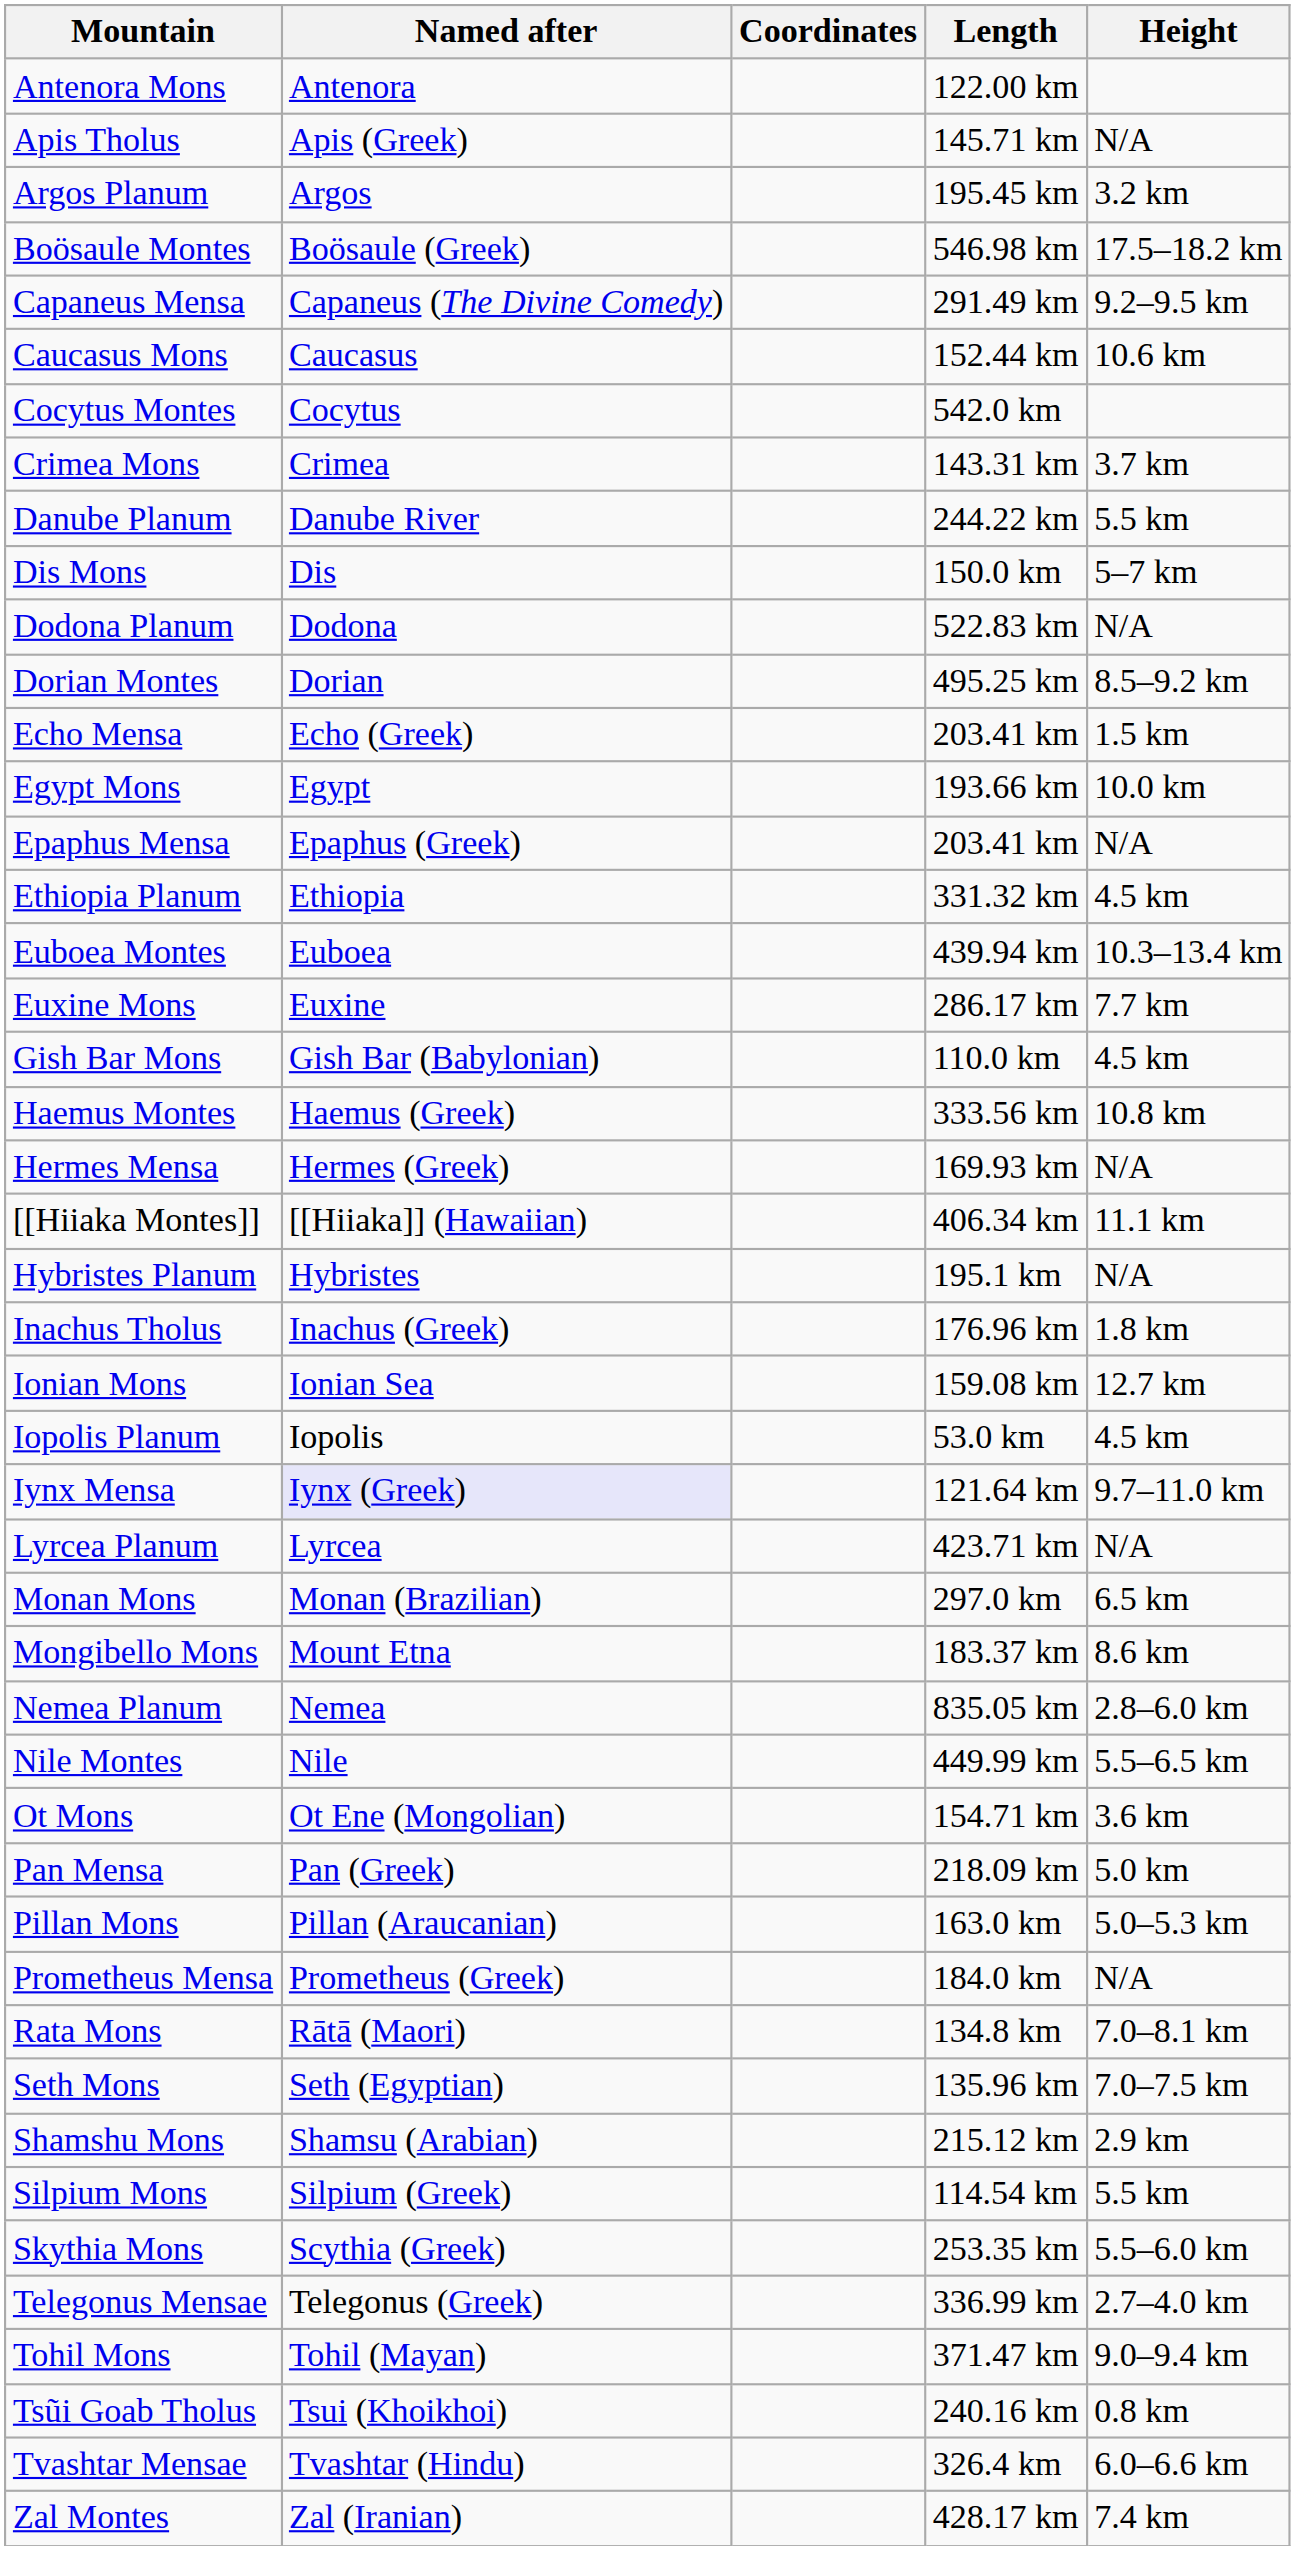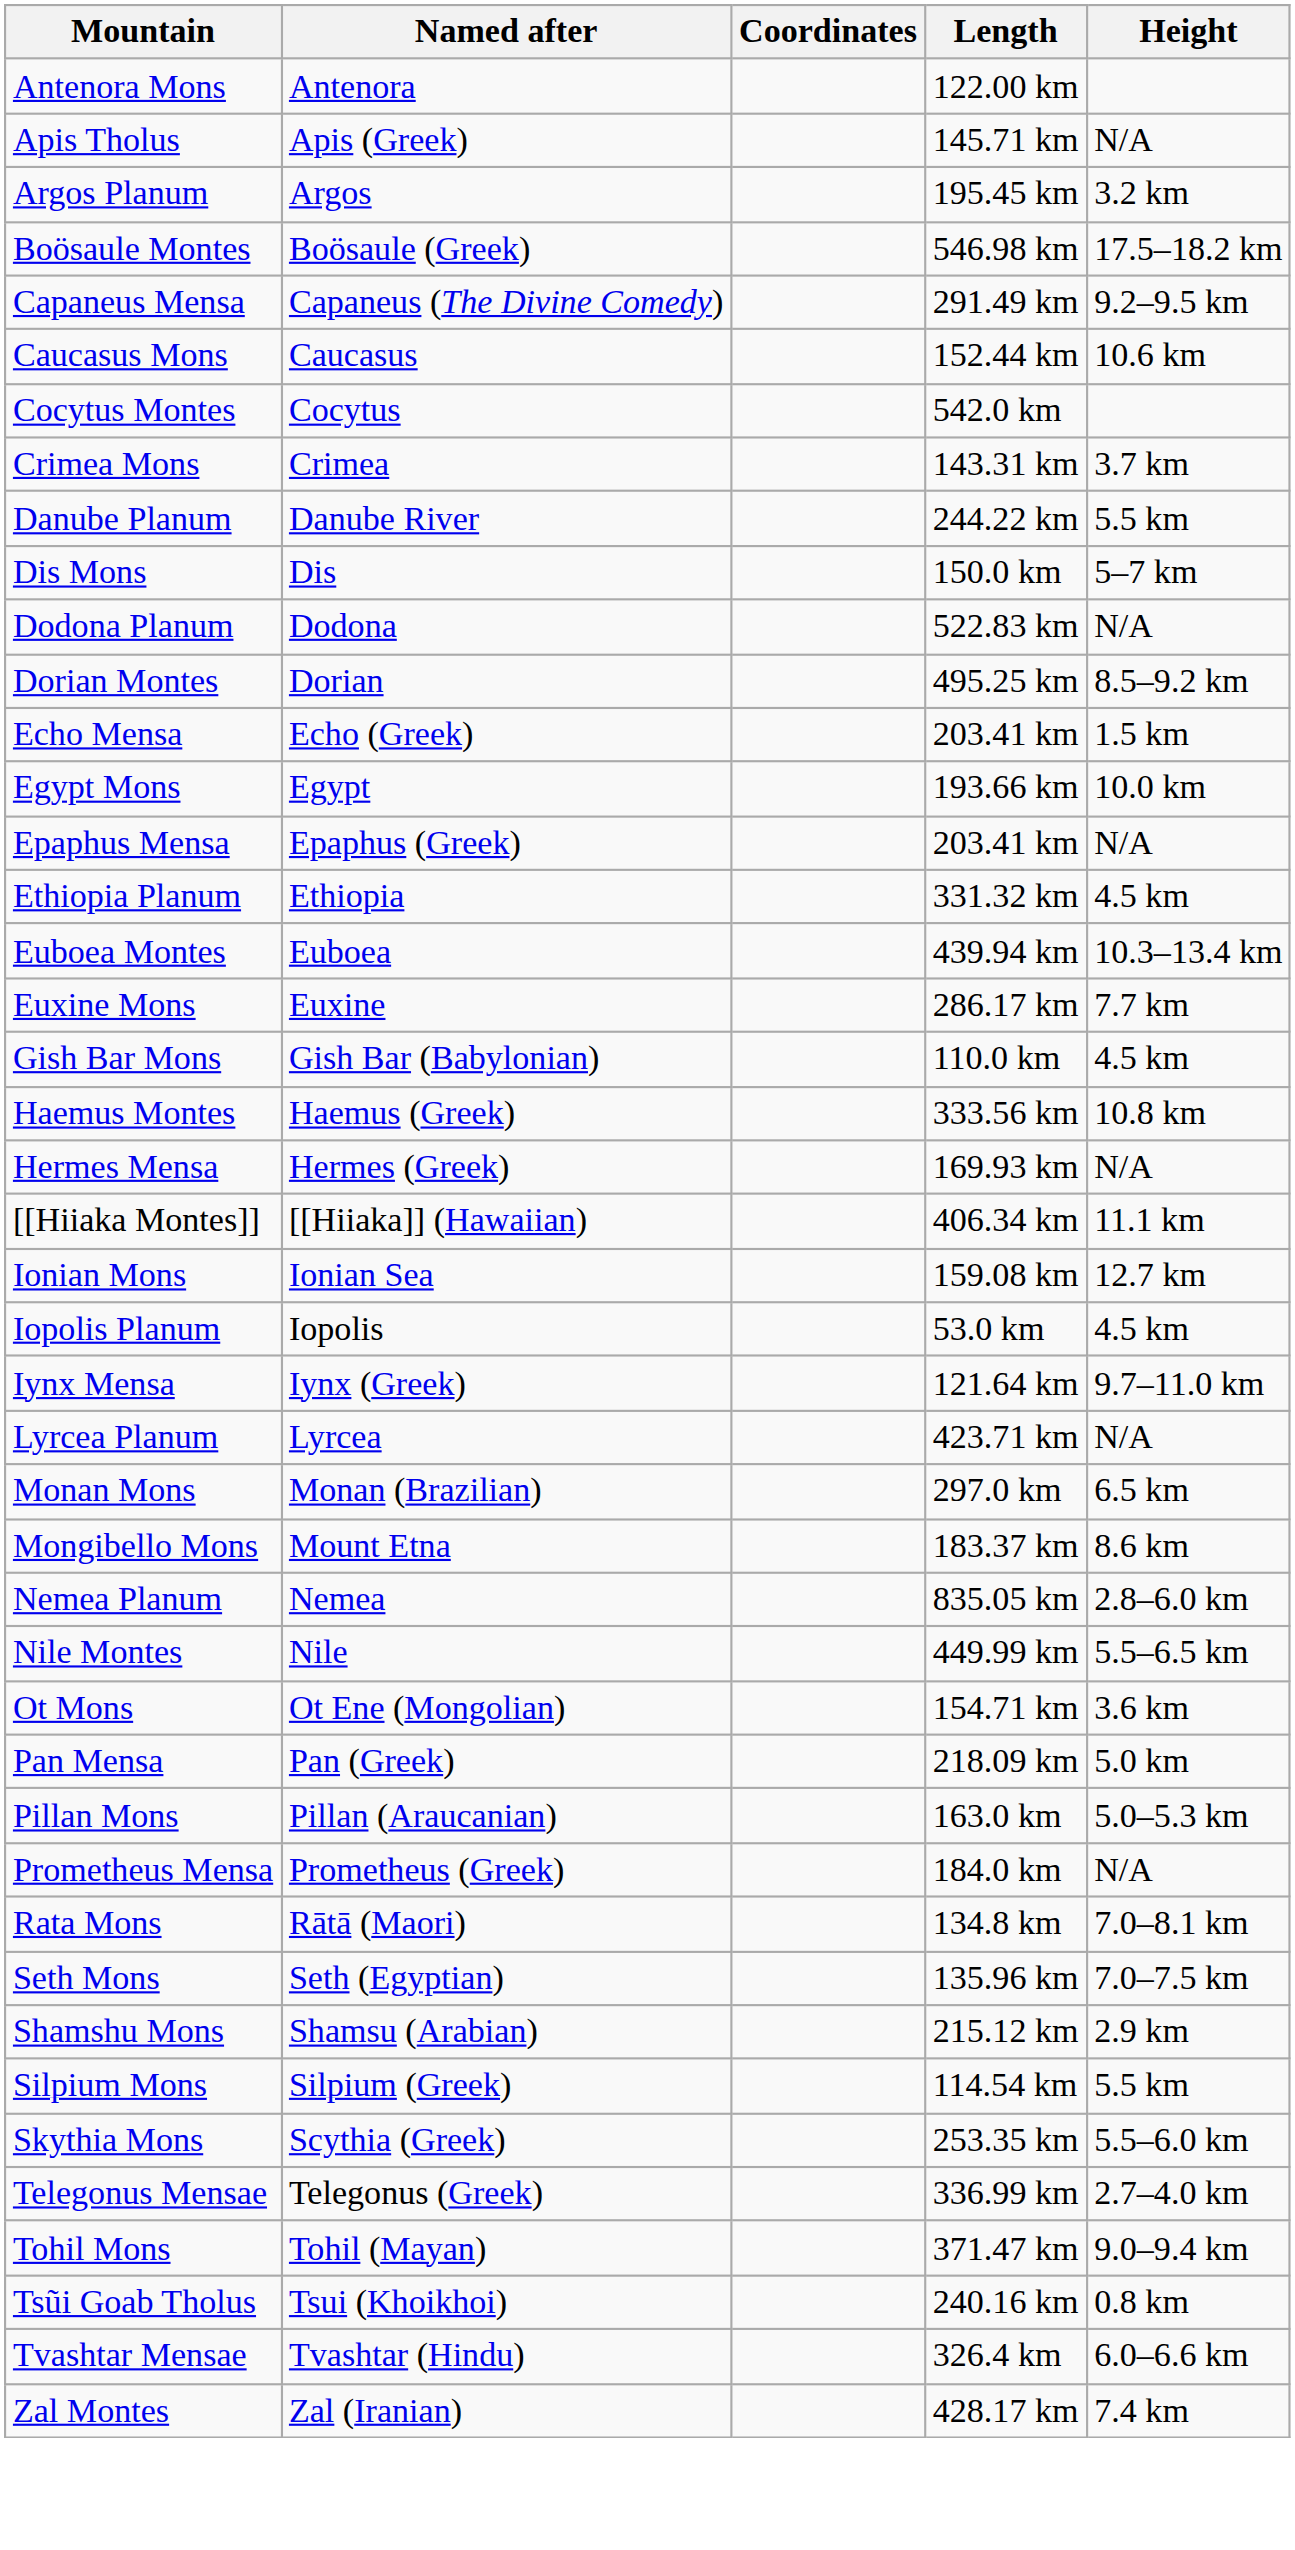- row: (135, 1274)
- row: (117, 1328)
(377, 1490) lavender background -> (377, 1382) no background
